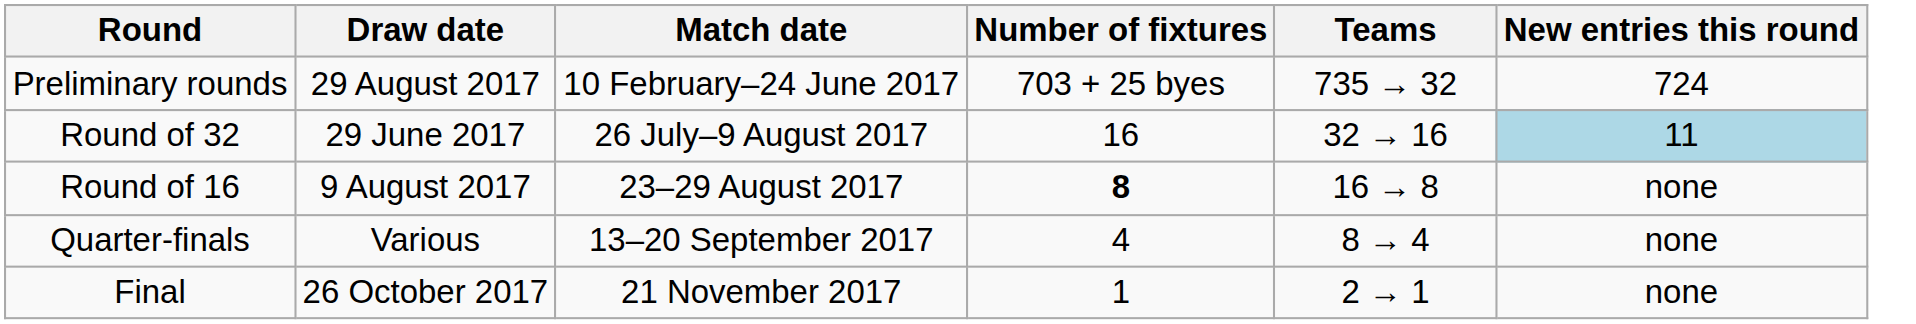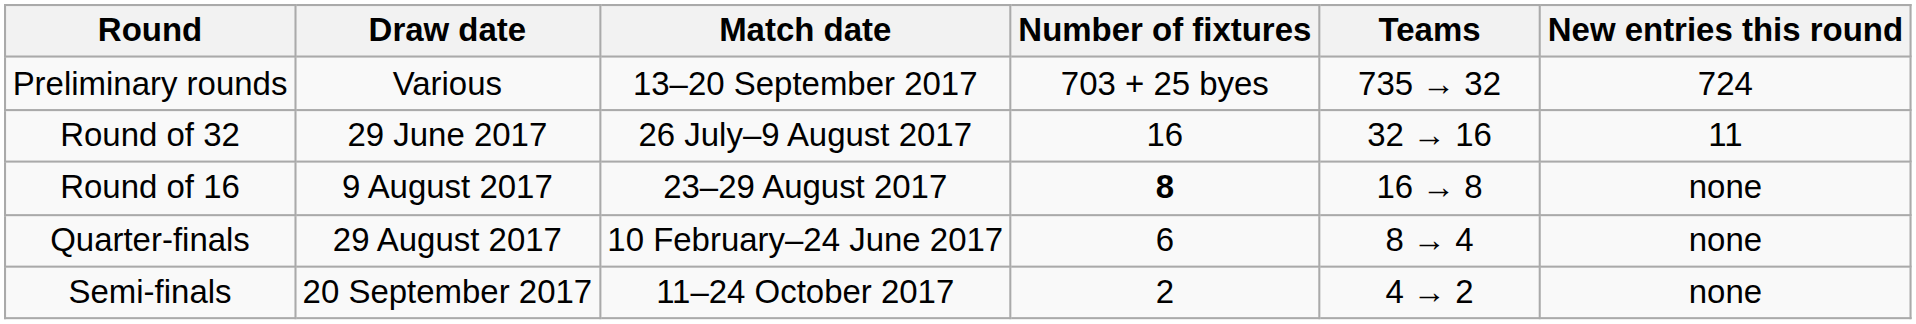(425, 82) 29 August 2017 -> (447, 82) Various
(761, 82) 10 February–24 June 2017 -> (805, 82) 13–20 September 2017
(1681, 135) lightblue background -> (1725, 135) no background
(425, 239) Various -> (447, 239) 29 August 2017
(761, 239) 13–20 September 2017 -> (805, 239) 10 February–24 June 2017
(1121, 239) 4 -> (1165, 239) 6
+ row: (150, 291)
- row: (150, 291)
